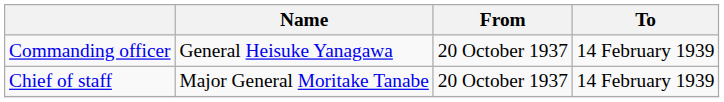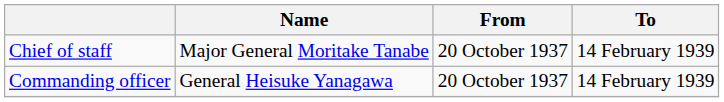rows swapped: (90, 50) <-> (61, 81)
